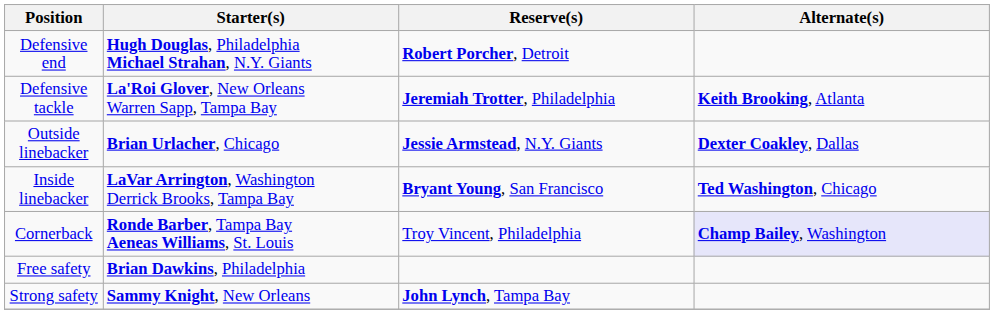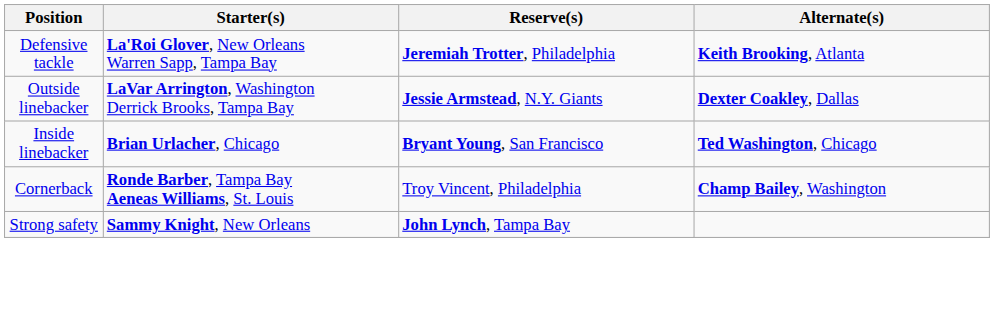- row: (54, 53)
(193, 143) Brian Urlacher, Chicago -> (211, 98) LaVar Arrington, Washington Derrick Brooks, Tampa Bay
(211, 188) LaVar Arrington, Washington Derrick Brooks, Tampa Bay -> (193, 143) Brian Urlacher, Chicago
(792, 233) lavender background -> (792, 188) no background
- row: (54, 269)
